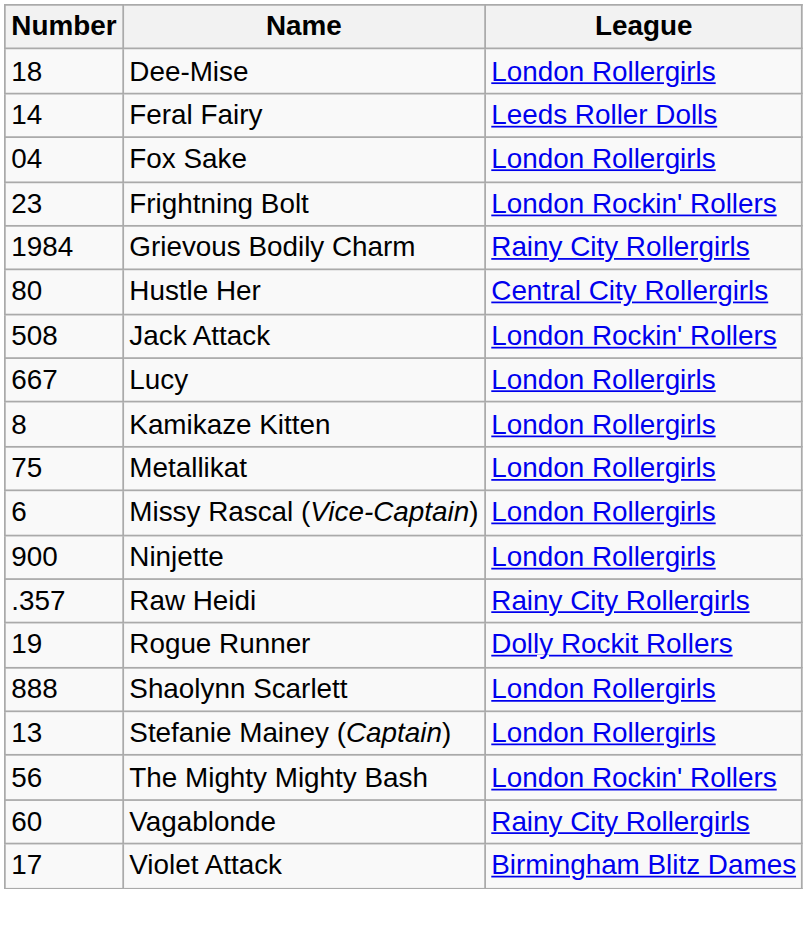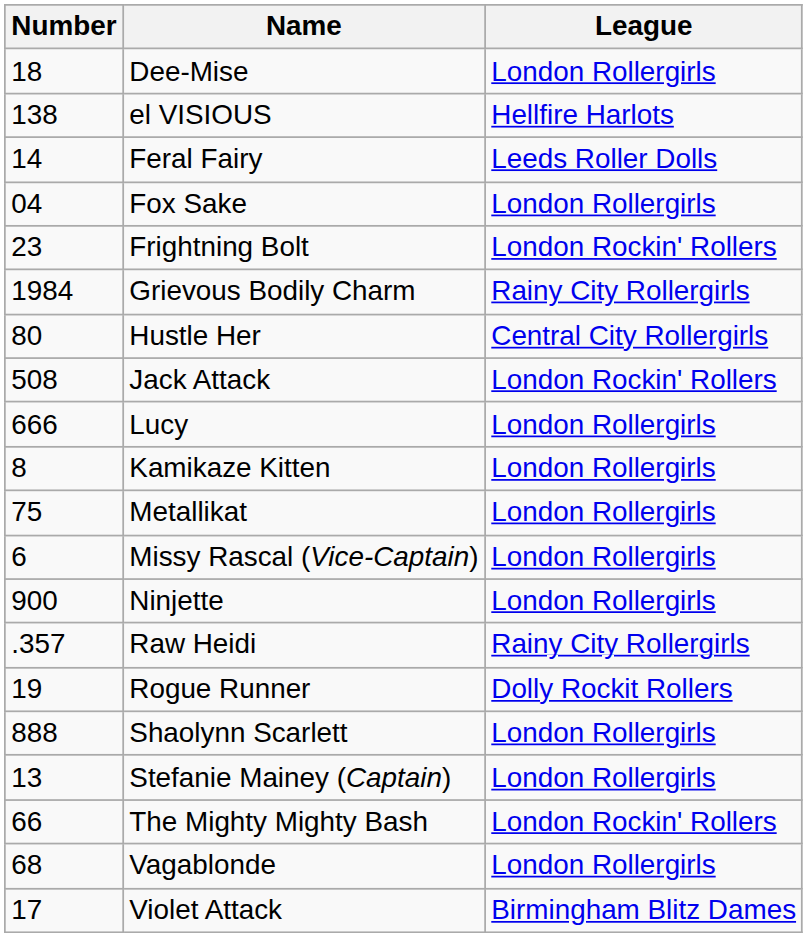+ row: (200, 114)
(35, 379) 667 -> (35, 423) 666
(27, 777) 56 -> (27, 821) 66
(27, 821) 60 -> (27, 865) 68
(620, 821) Rainy City Rollergirls -> (603, 865) London Rollergirls
